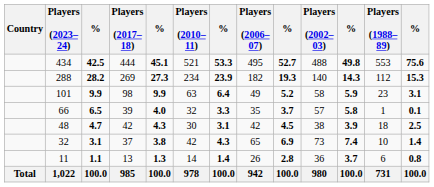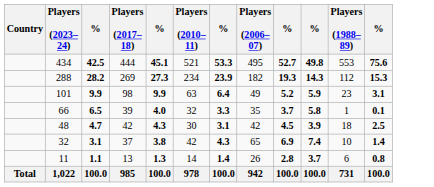- column: (319, 29)
